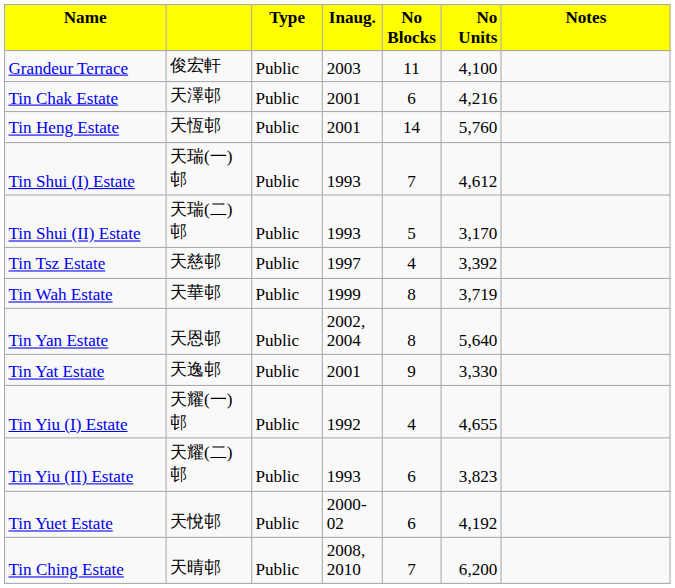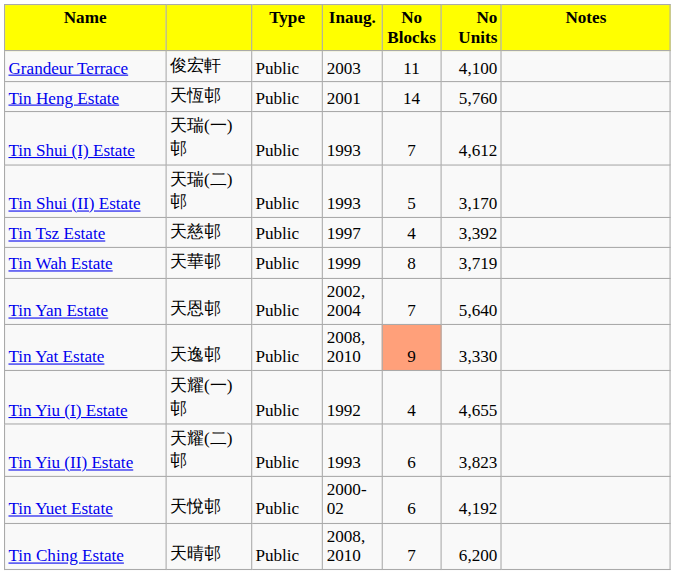- row: (63, 98)
(412, 341) 8 -> (412, 310) 7
(344, 371) 2001 -> (346, 347) 2008, 2010
(412, 371) no background -> (412, 357) lightsalmon background
